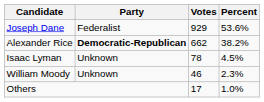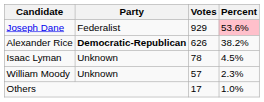(235, 27) no background -> (235, 27) pink background
(199, 43) 662 -> (199, 43) 626
(196, 74) 46 -> (196, 74) 57
